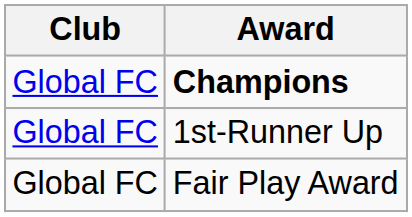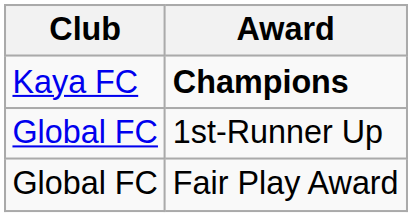(85, 81) Global FC -> (75, 81) Kaya FC
